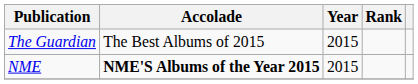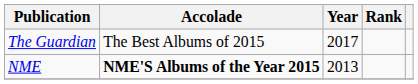(343, 41) 2015 -> (343, 41) 2017
(343, 66) 2015 -> (343, 66) 2013
